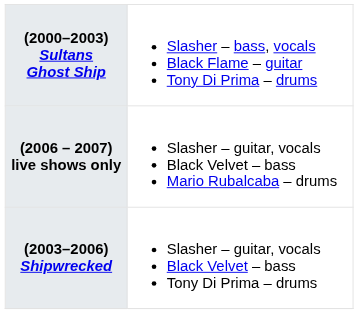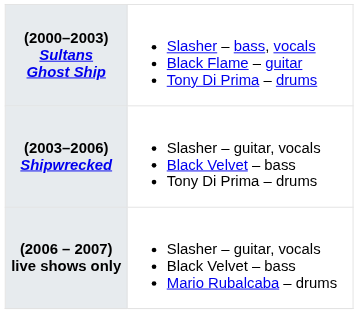rows swapped: (66, 257) <-> (66, 156)
